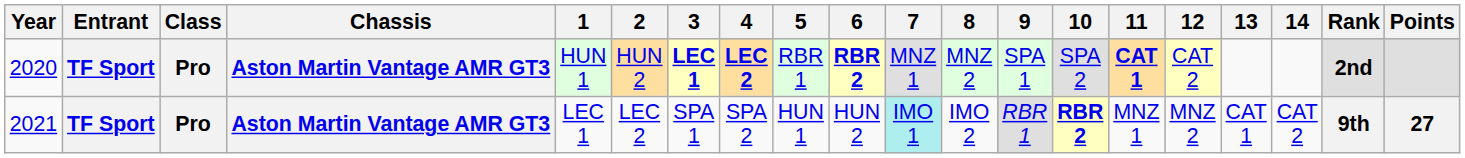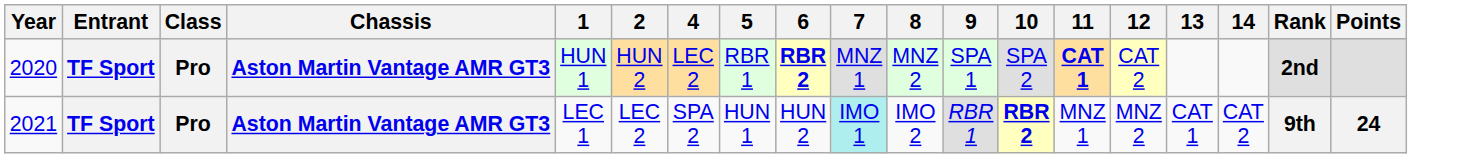- column: (694, 22)
(746, 67) bold -> (693, 67) normal
(1422, 125) 27 -> (1369, 125) 24
